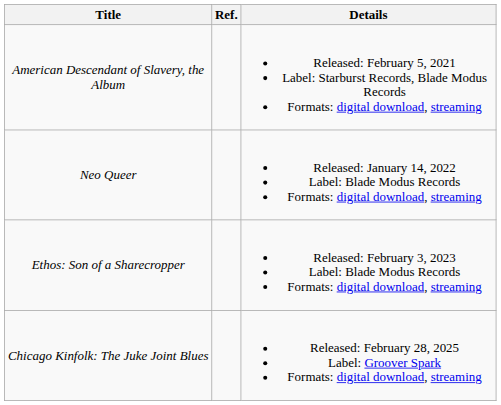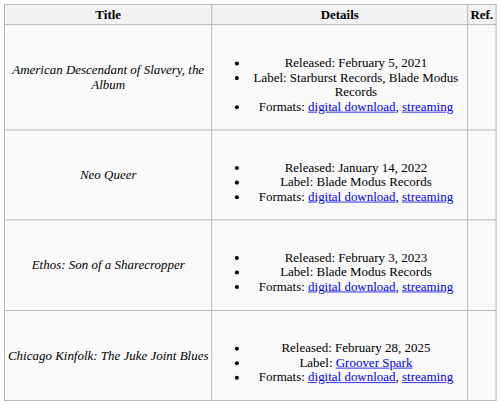columns swapped: (368, 14) <-> (226, 14)
